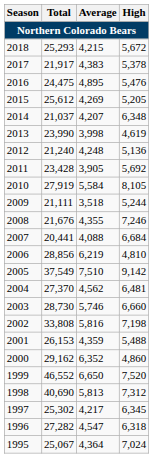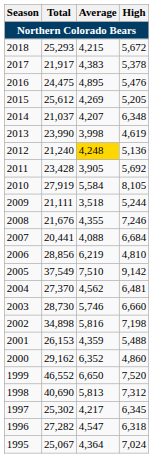(91, 151) no background -> (91, 151) gold background
(59, 323) 33,808 -> (59, 323) 34,898
